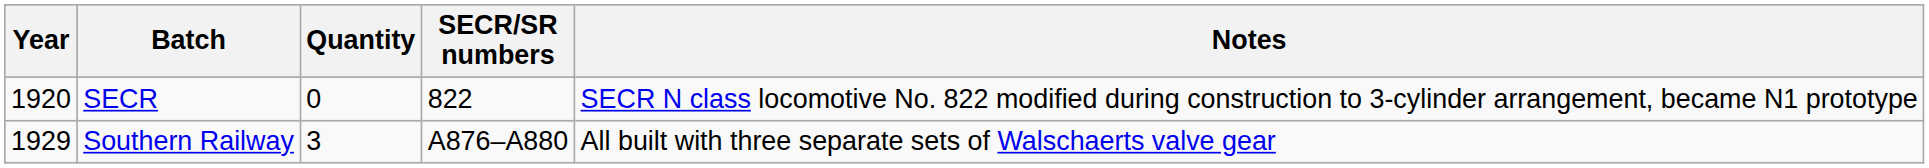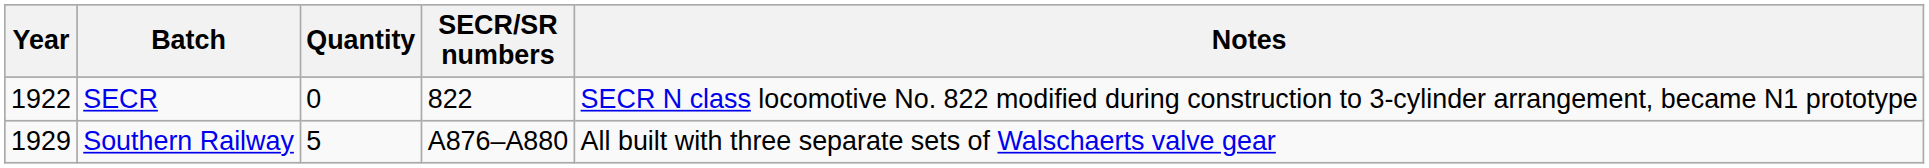(41, 98) 1920 -> (41, 98) 1922
(314, 141) 3 -> (314, 141) 5
